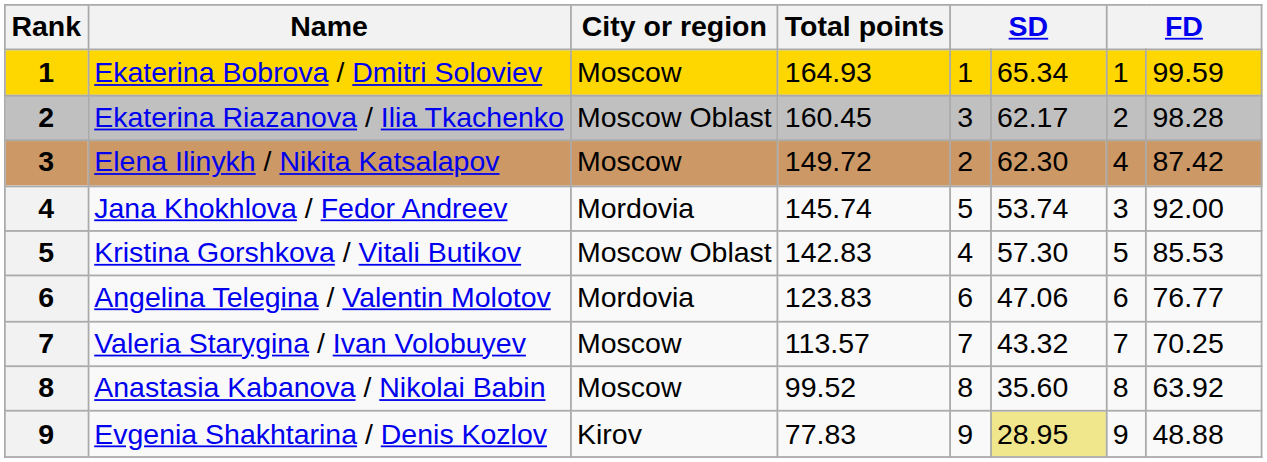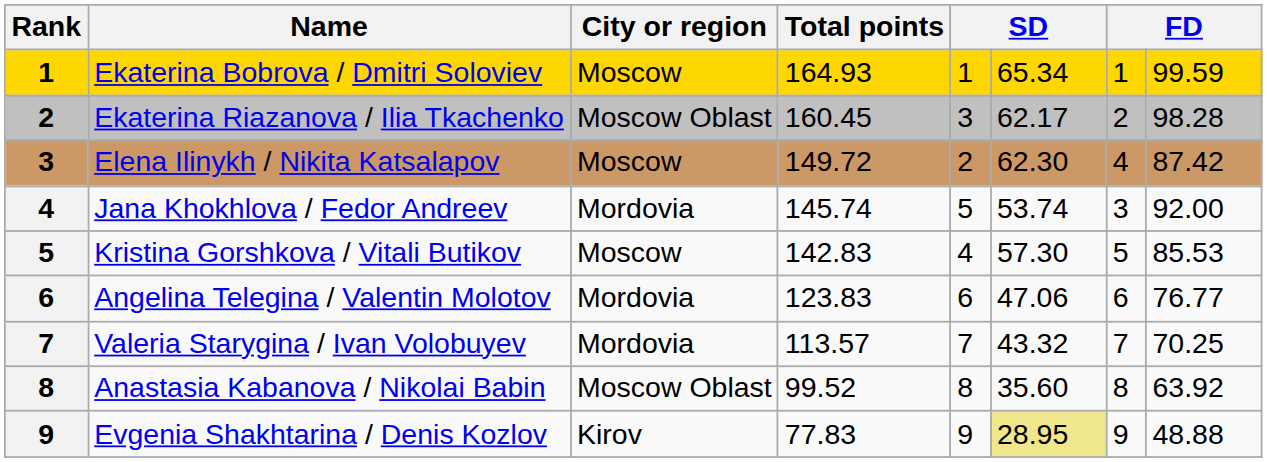(674, 252) Moscow Oblast -> (629, 252) Moscow
(629, 343) Moscow -> (636, 343) Mordovia
(629, 388) Moscow -> (674, 388) Moscow Oblast
